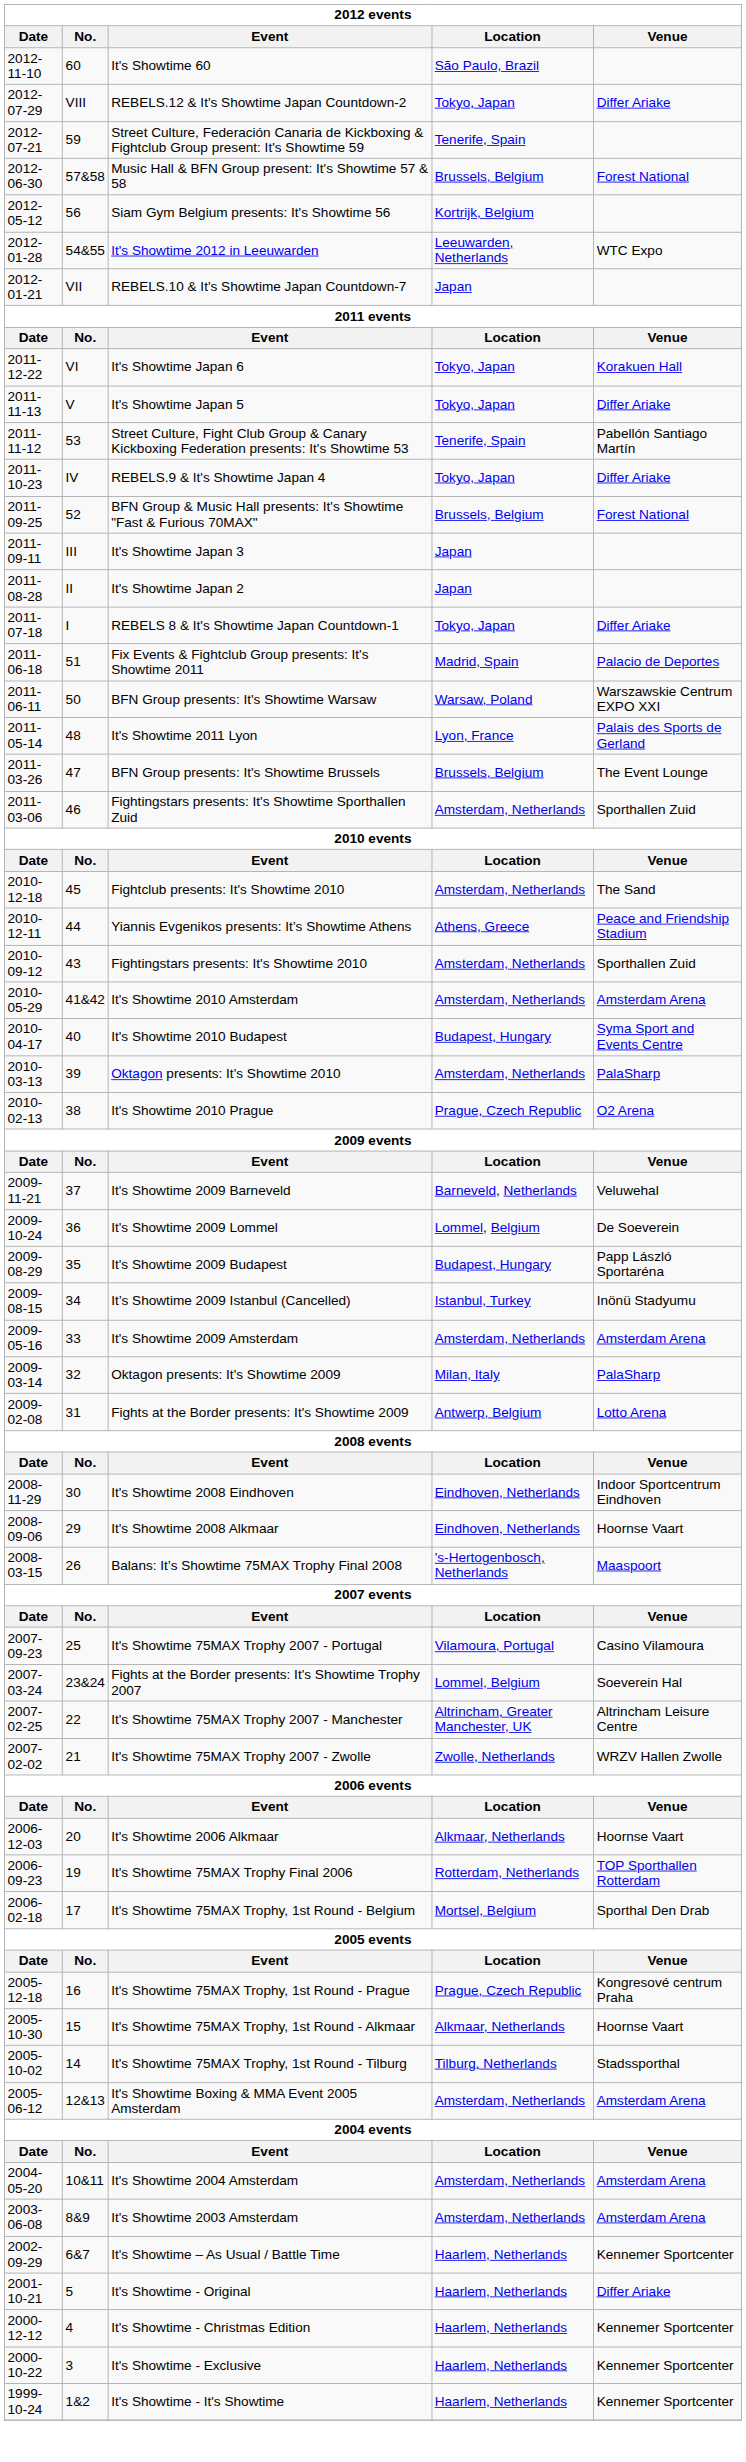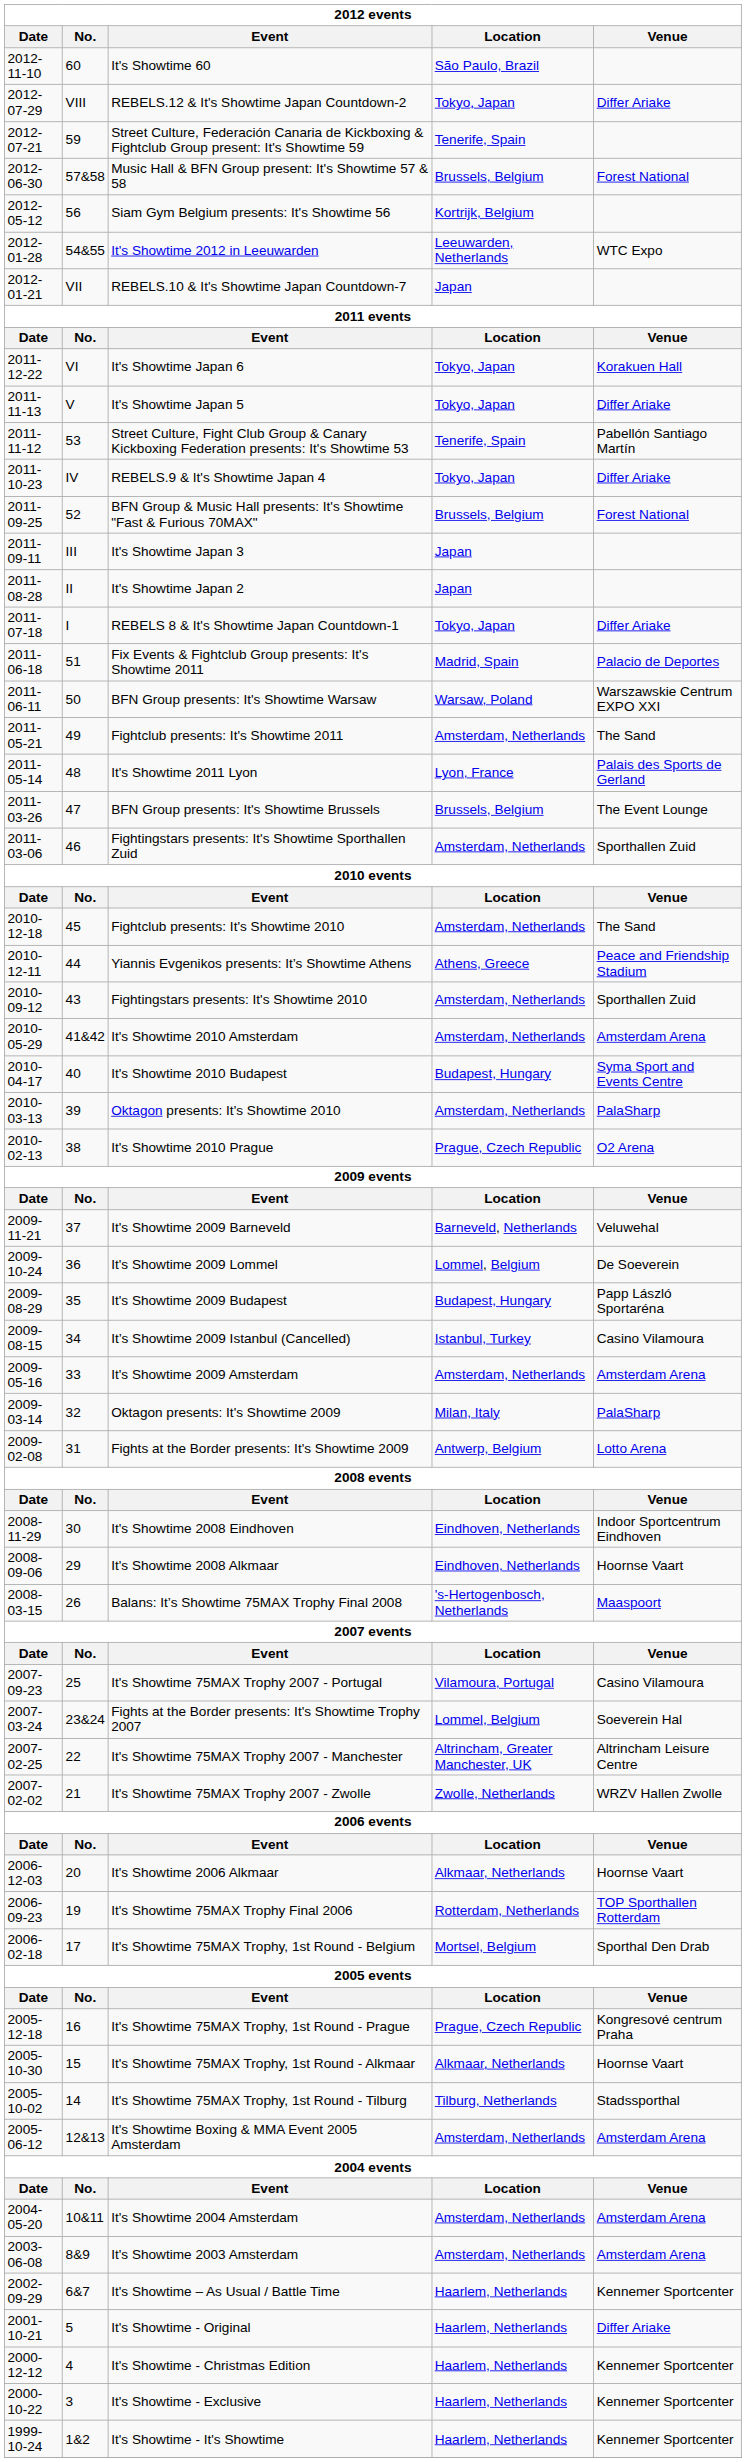+ row: (227, 735)
(646, 1301) Inönü Stadyumu -> (650, 1338) Casino Vilamoura
